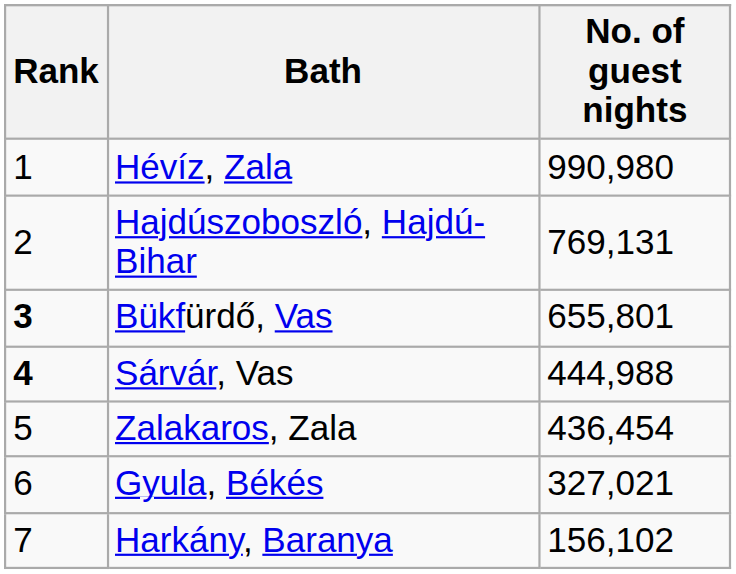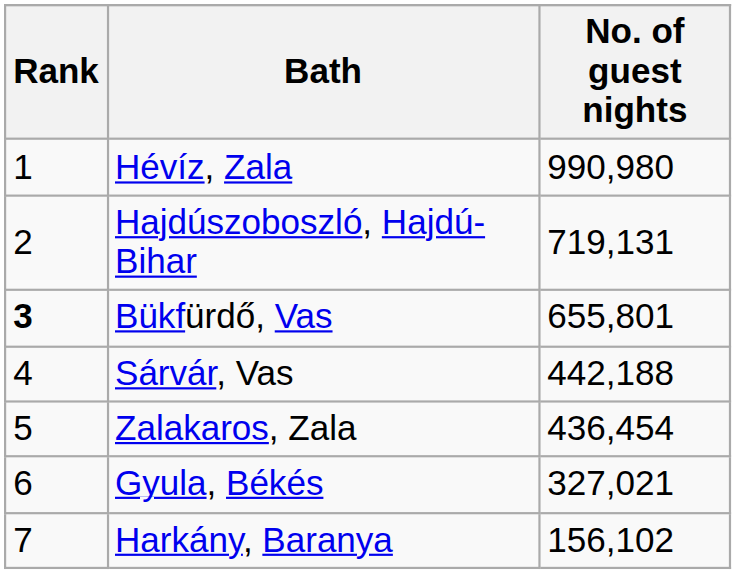(611, 241) 769,131 -> (611, 241) 719,131
(23, 372) bold -> (23, 372) normal
(611, 372) 444,988 -> (611, 372) 442,188
